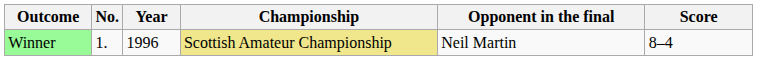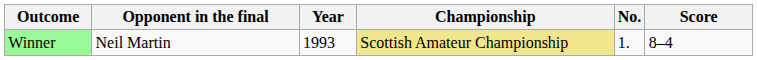columns swapped: (107, 17) <-> (541, 17)
(142, 42) 1996 -> (319, 42) 1993
